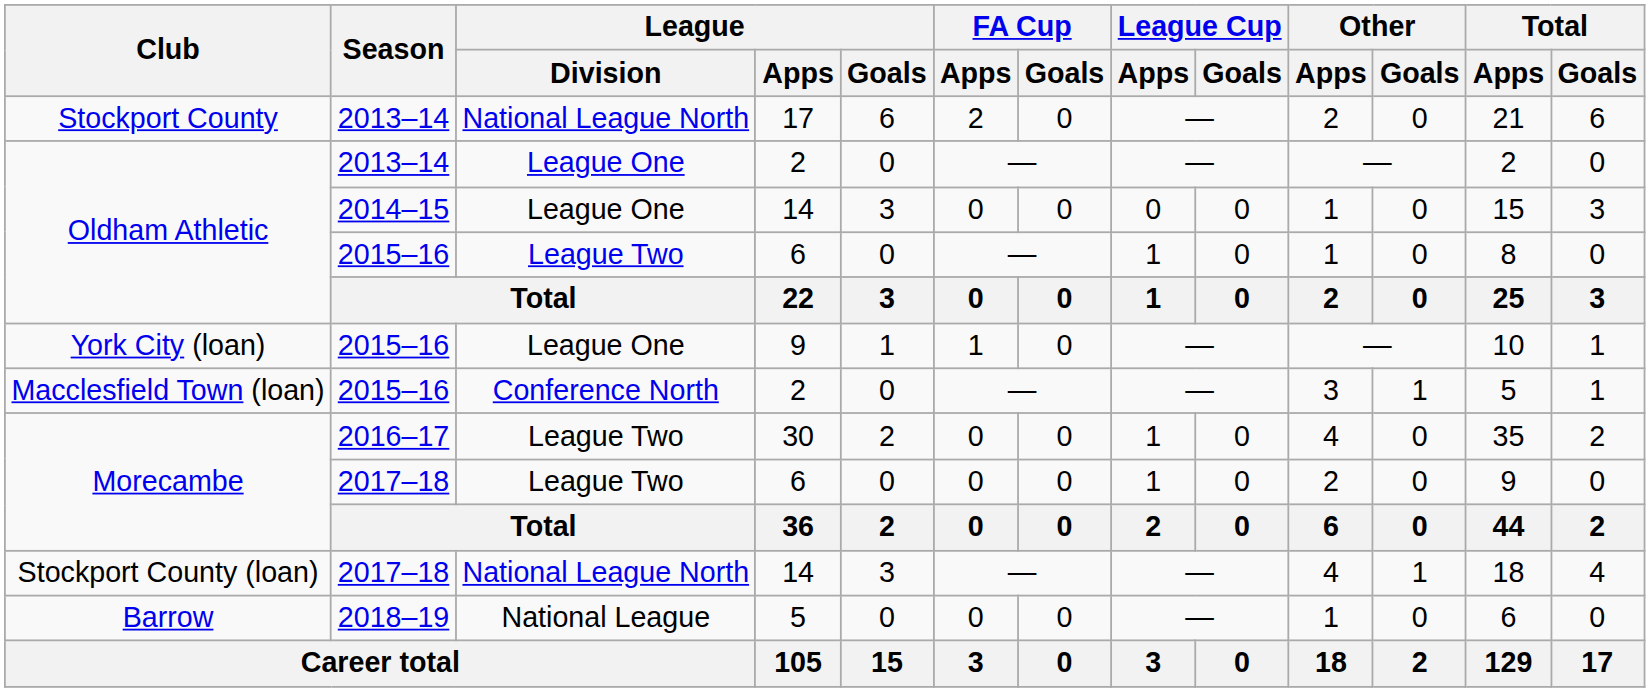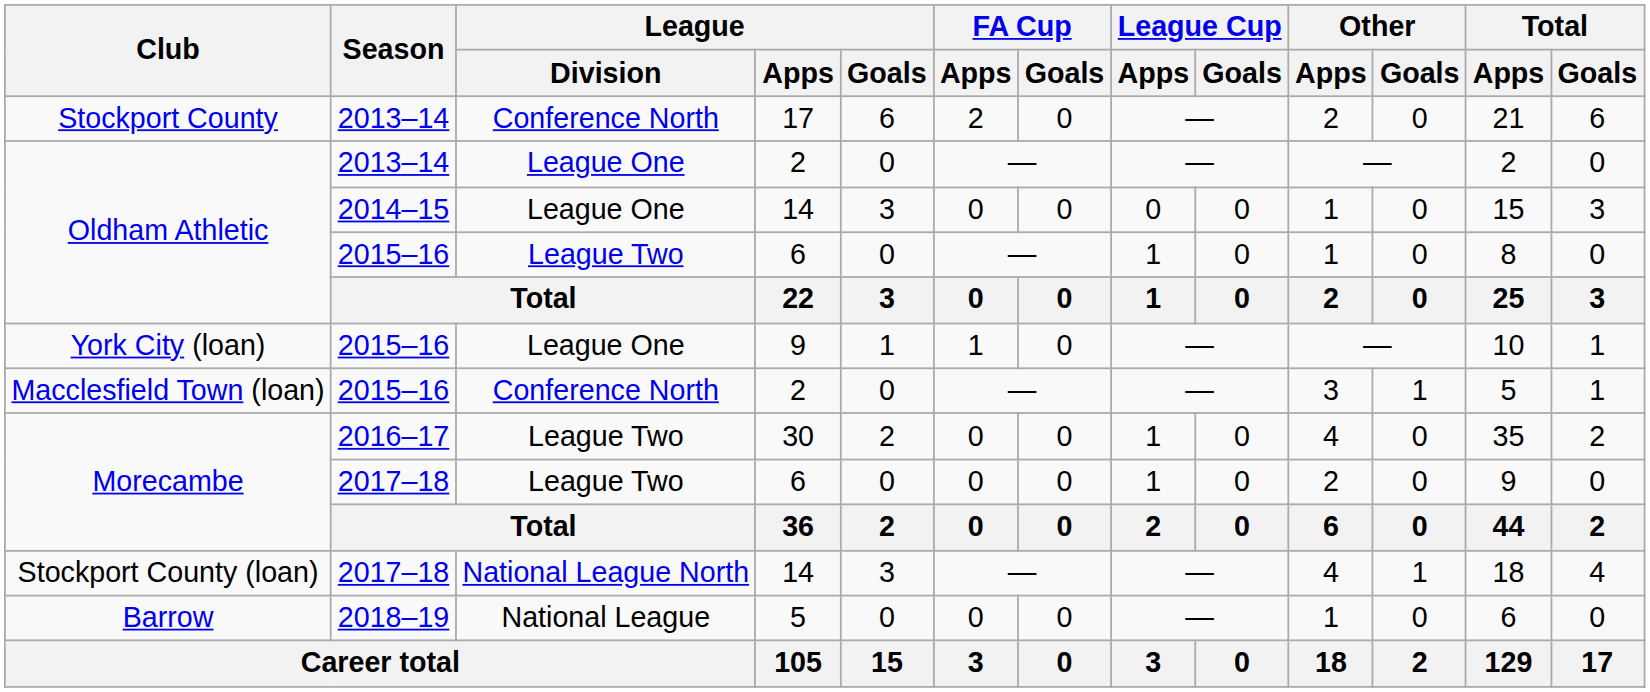(606, 118) National League North -> (606, 118) Conference North
